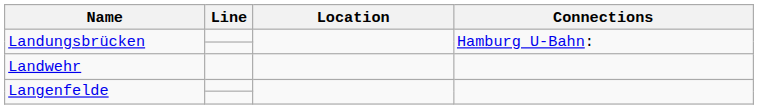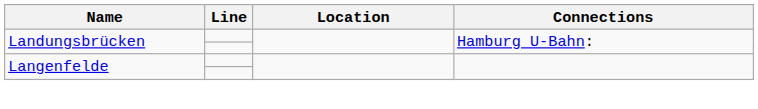- row: (45, 67)
